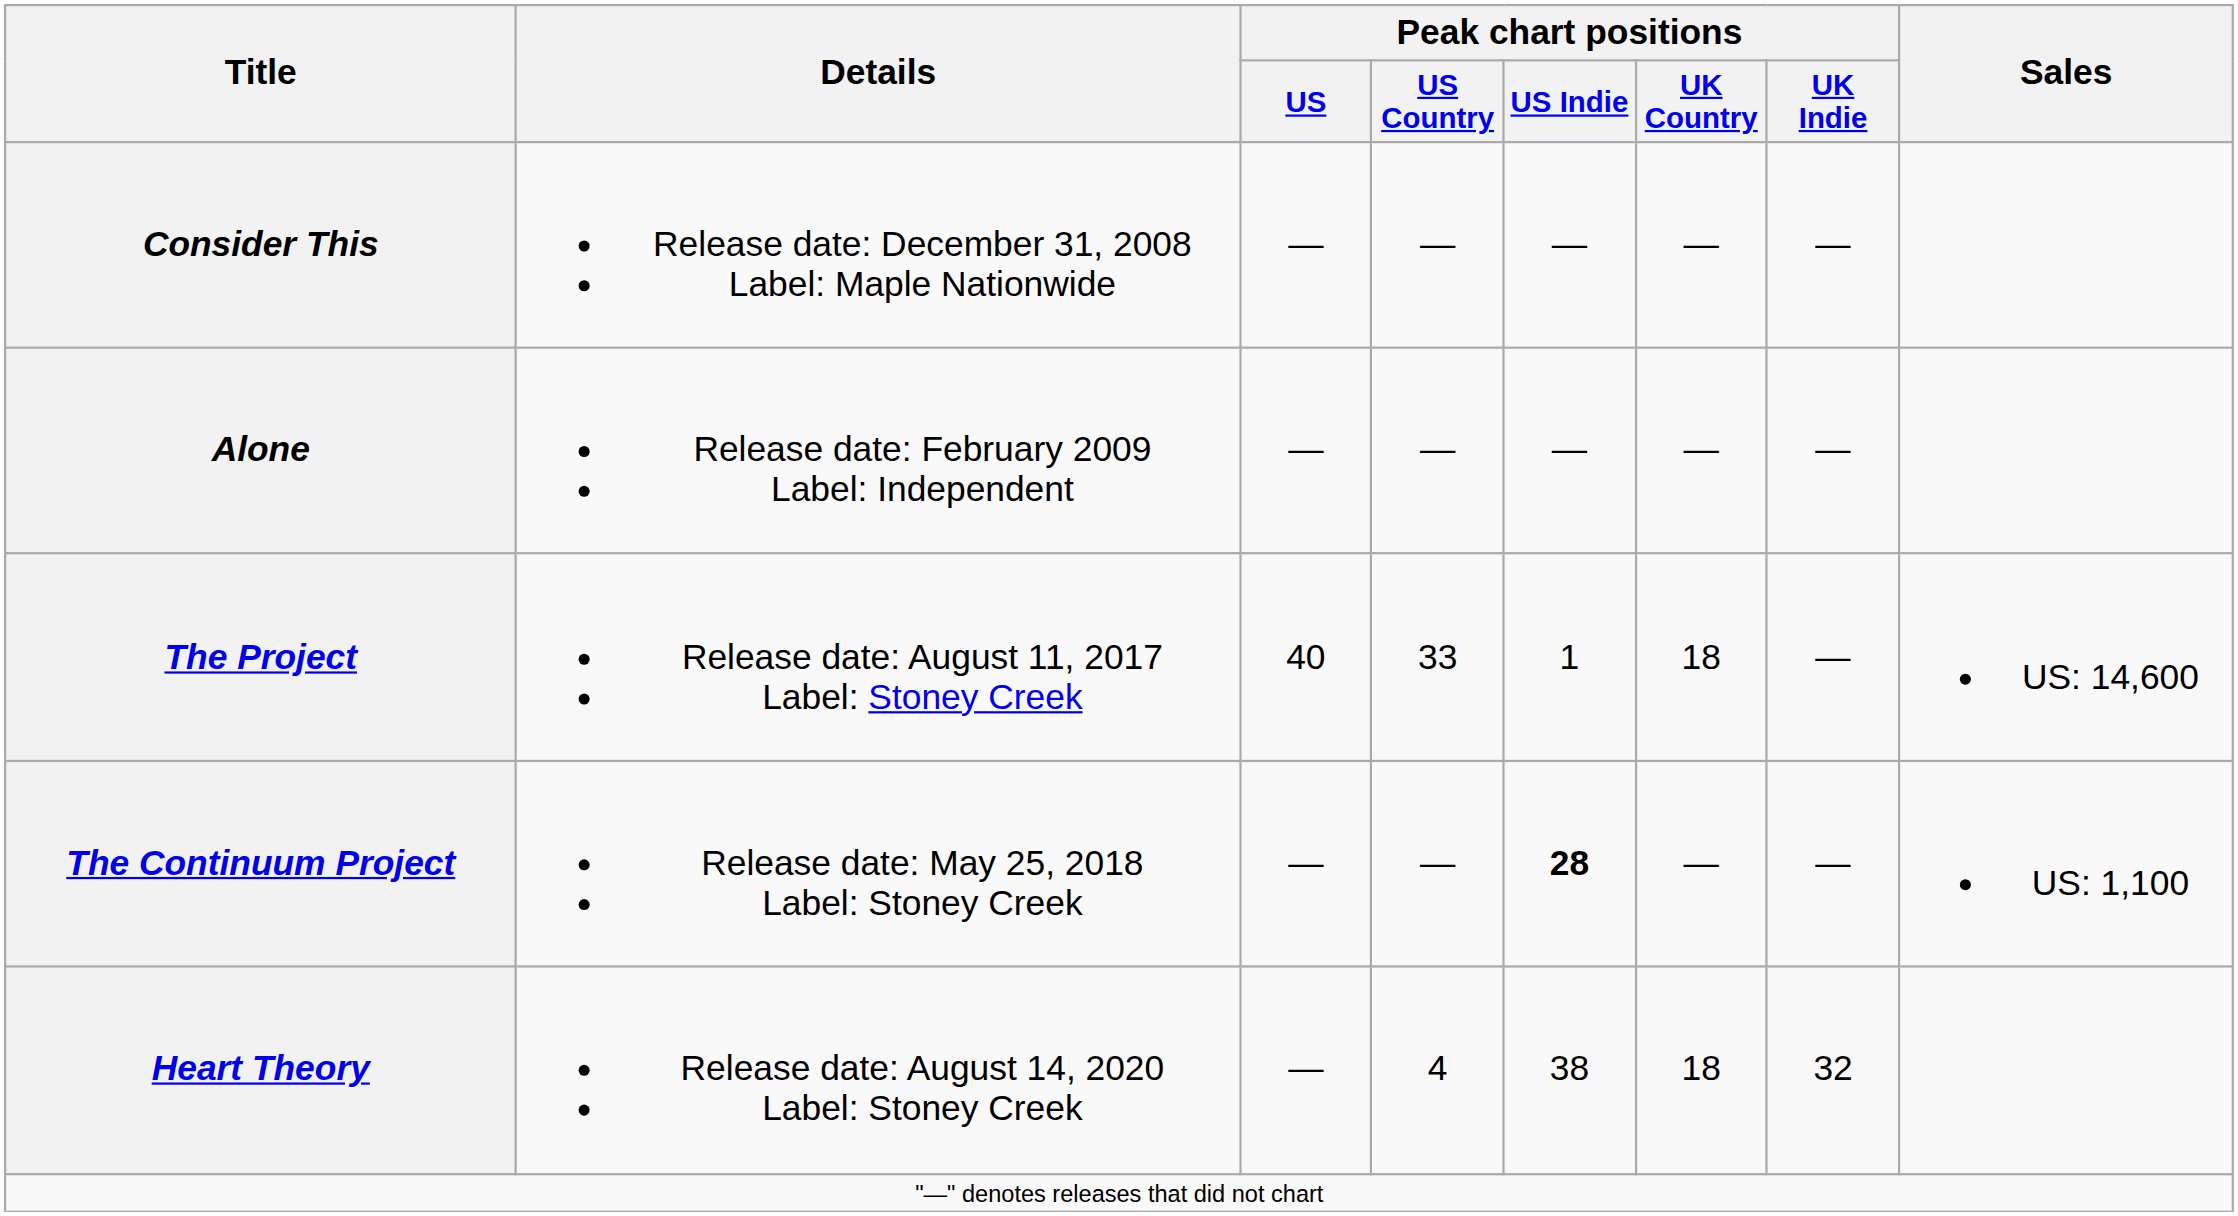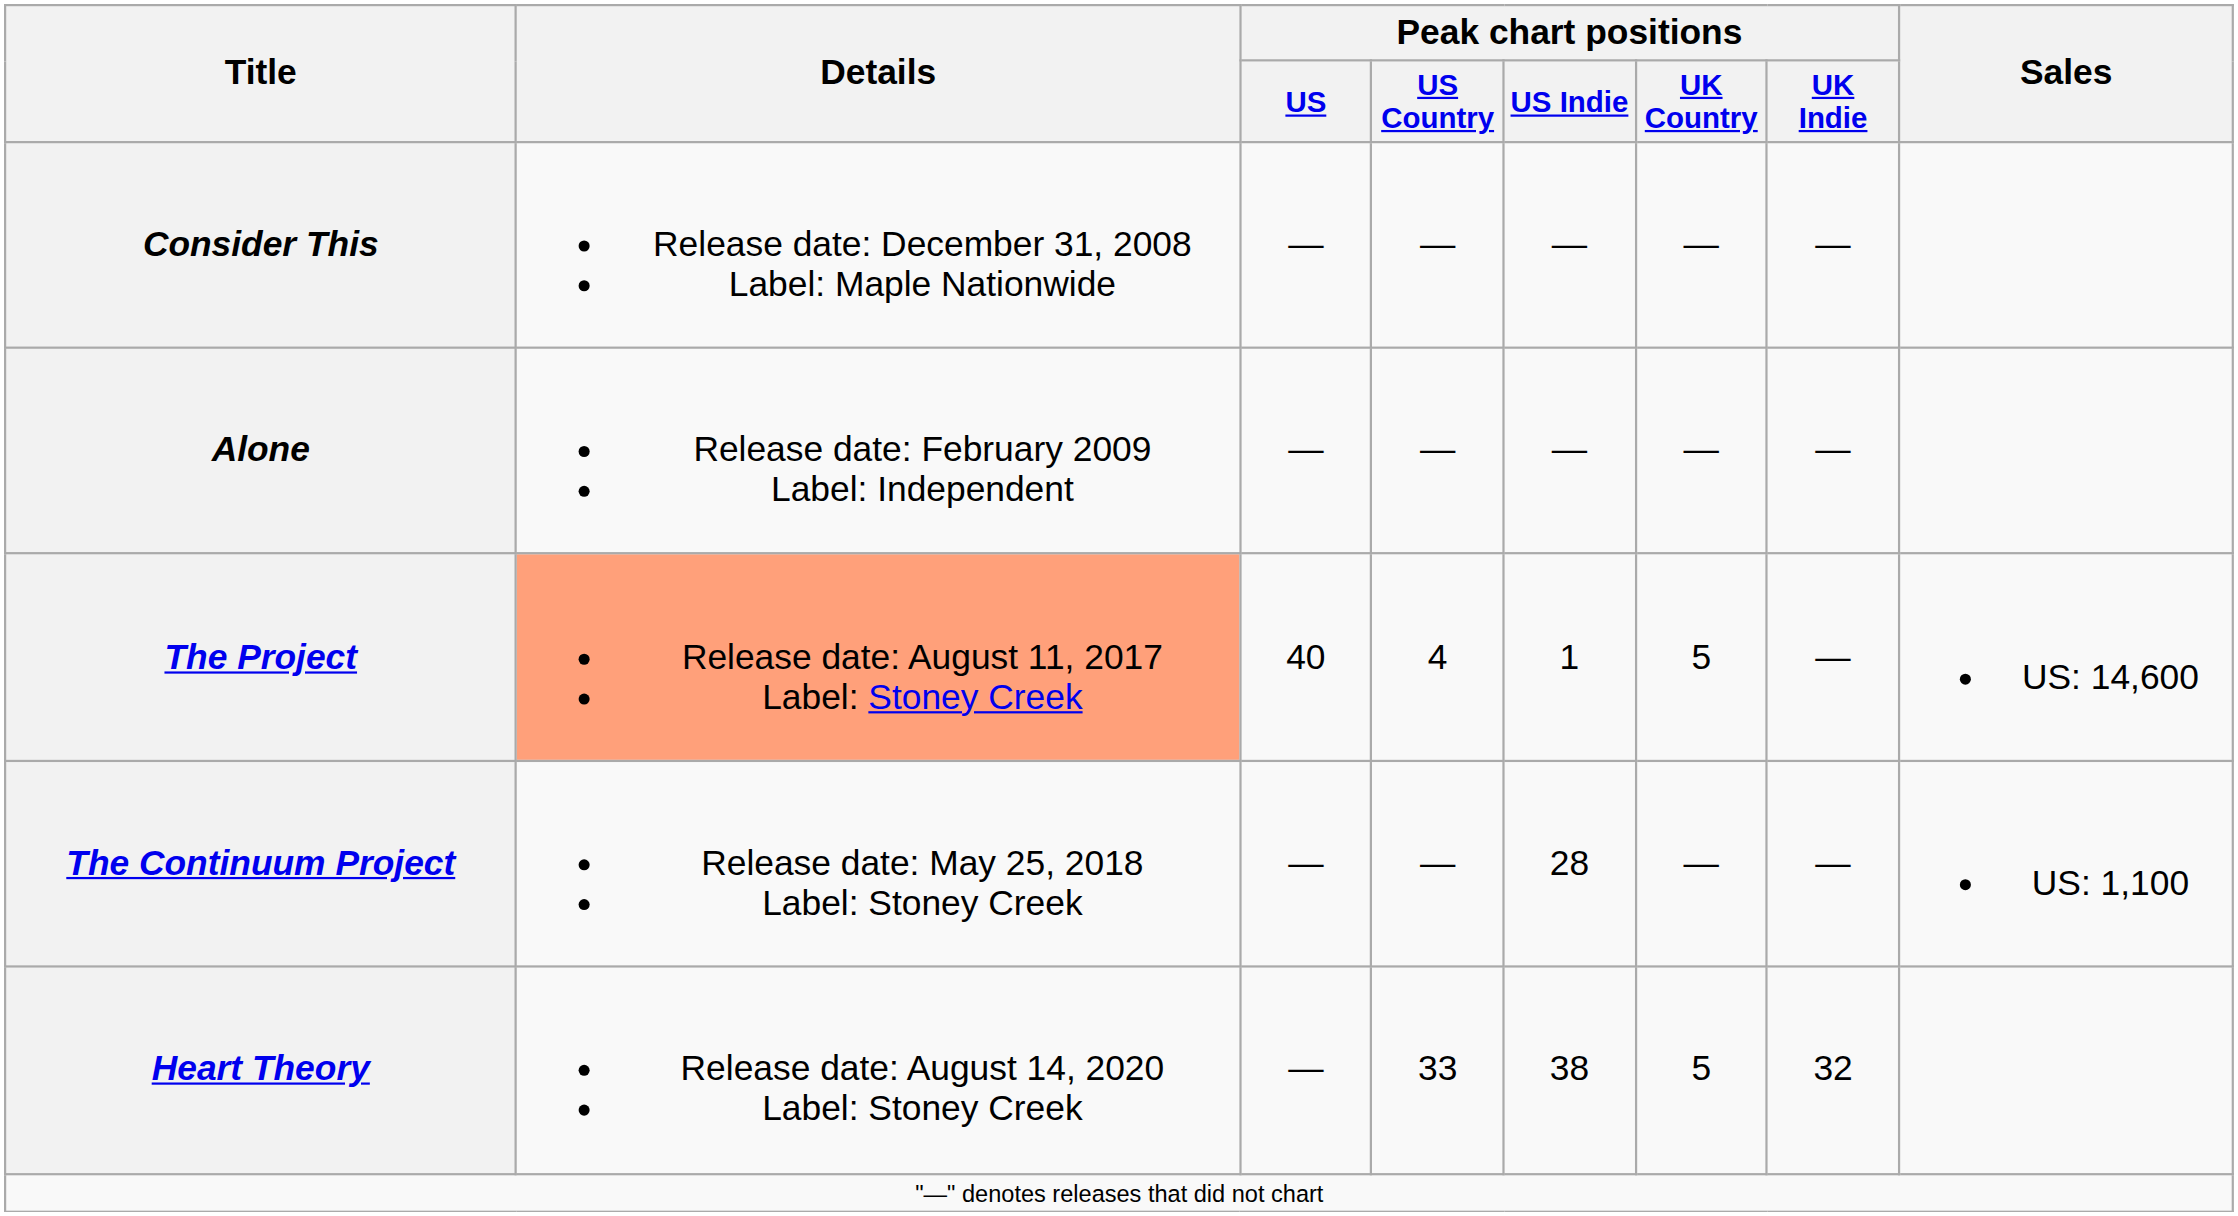(878, 677) no background -> (878, 677) lightsalmon background
(1438, 656) 33 -> (1438, 656) 4
(1701, 656) 18 -> (1701, 656) 5
(1569, 863) bold -> (1569, 863) normal
(1438, 1069) 4 -> (1438, 1069) 33
(1701, 1069) 18 -> (1701, 1069) 5
